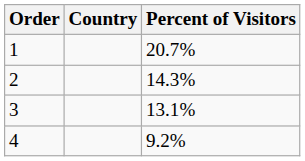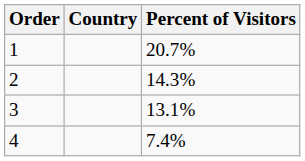(166, 140) 9.2% -> (166, 140) 7.4%
